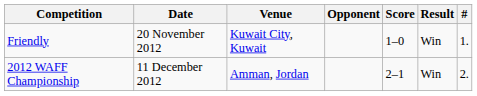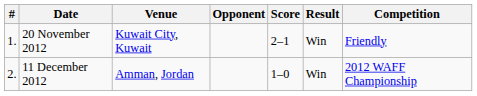columns swapped: (464, 14) <-> (69, 14)
(395, 40) 1–0 -> (280, 40) 2–1
(395, 74) 2–1 -> (280, 74) 1–0
